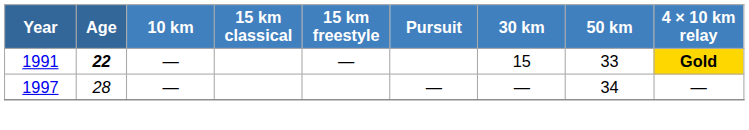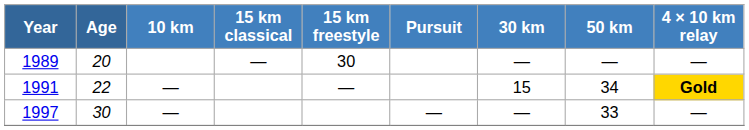+ row: (40, 62)
(101, 62) bold -> (101, 87) normal
(610, 62) 33 -> (610, 87) 34
(101, 87) 28 -> (101, 113) 30
(610, 87) 34 -> (610, 113) 33
